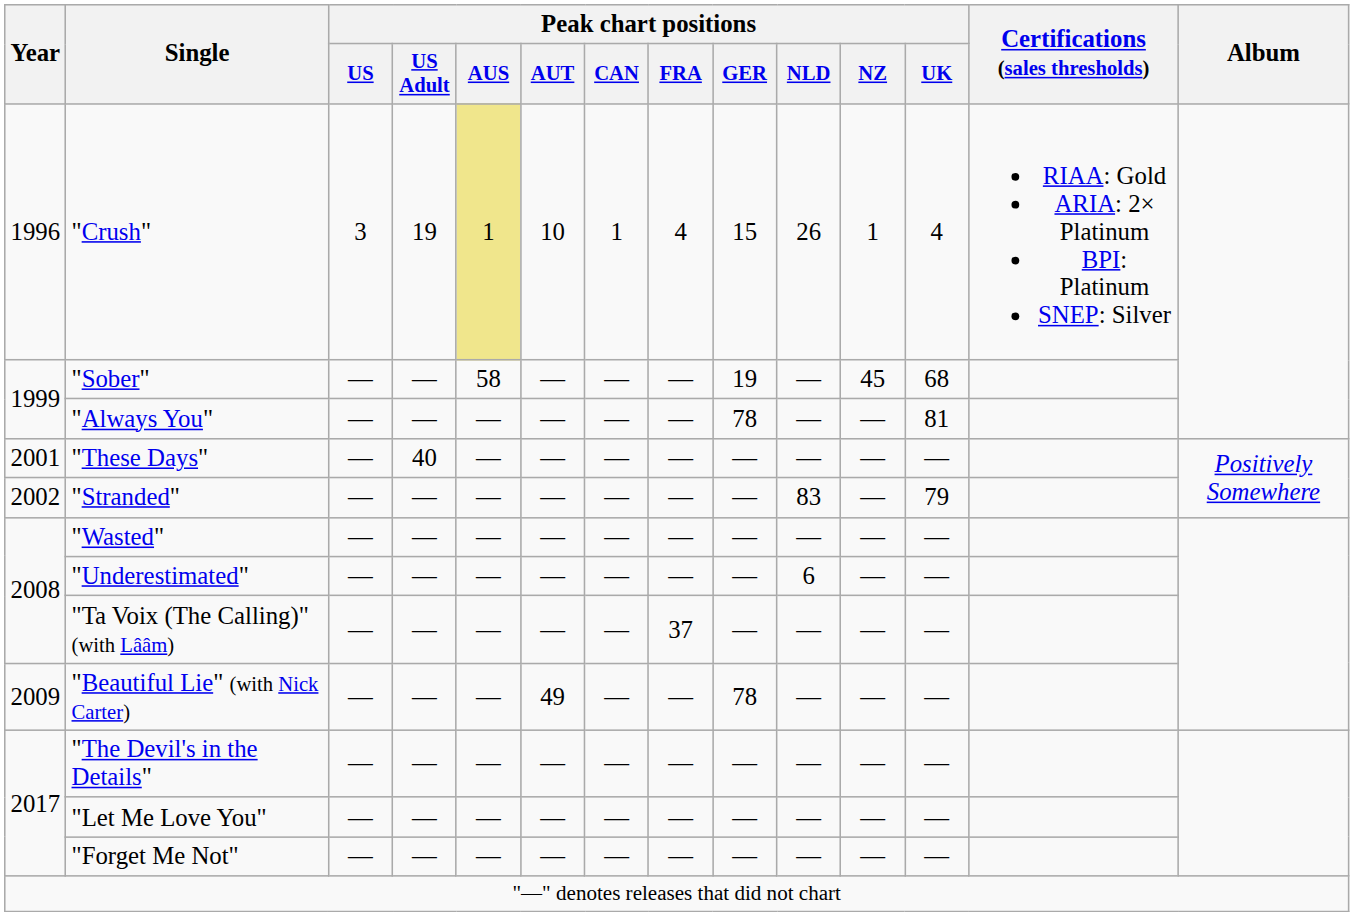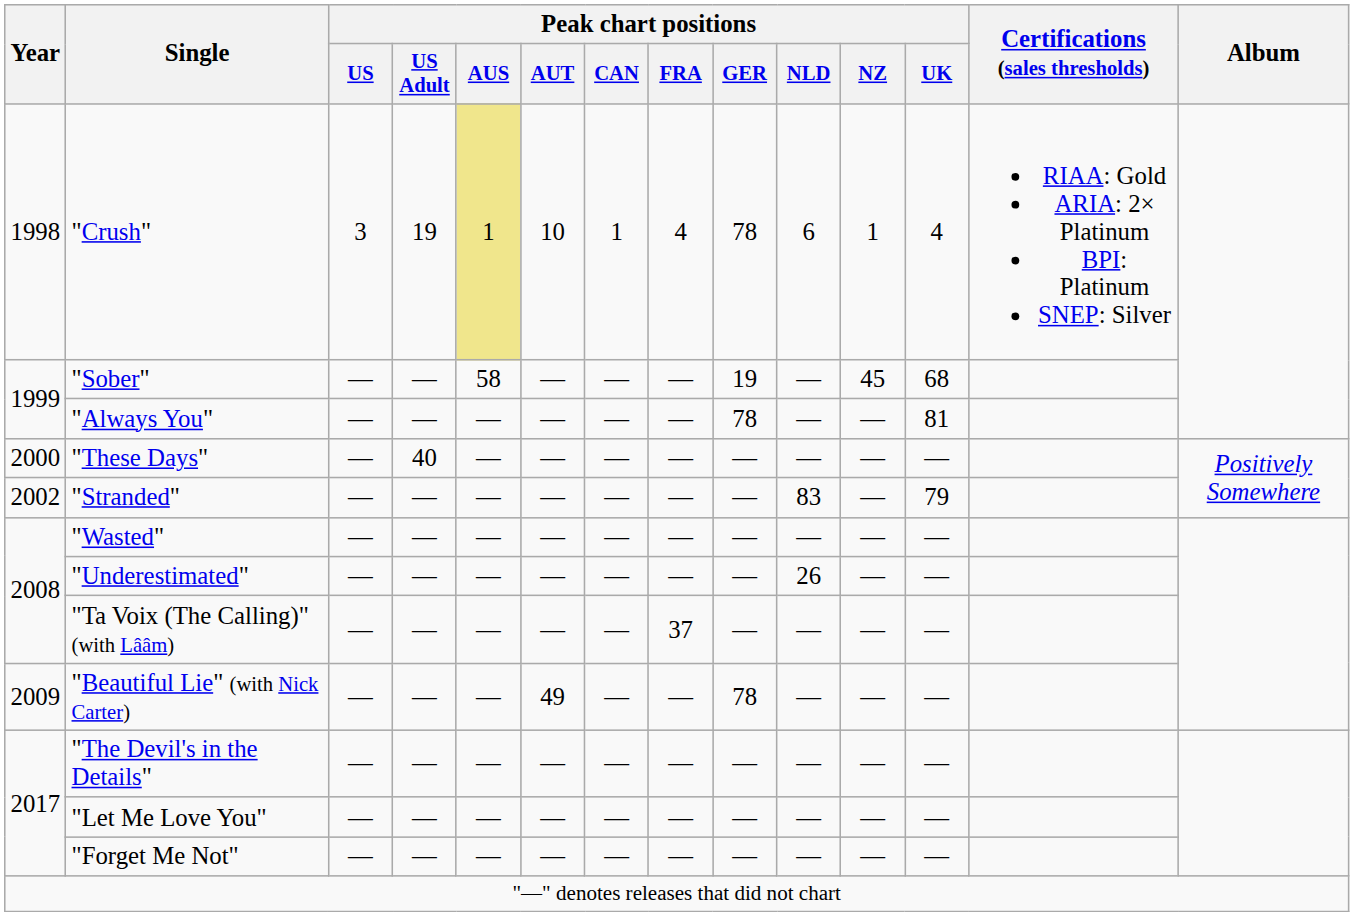(35, 231) 1996 -> (35, 231) 1998
(745, 231) 15 -> (745, 231) 78
(809, 231) 26 -> (809, 231) 6
(35, 457) 2001 -> (35, 457) 2000
(809, 575) 6 -> (809, 575) 26
